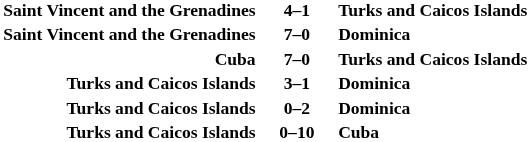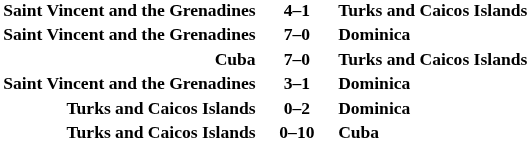(161, 83) Turks and Caicos Islands -> (129, 83) Saint Vincent and the Grenadines
